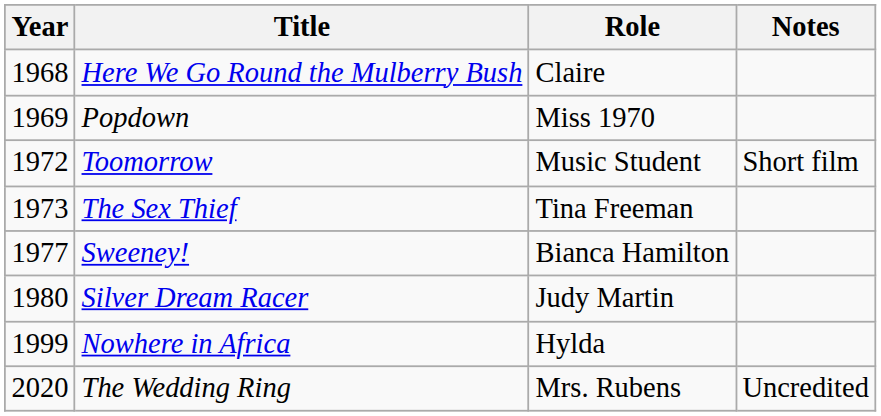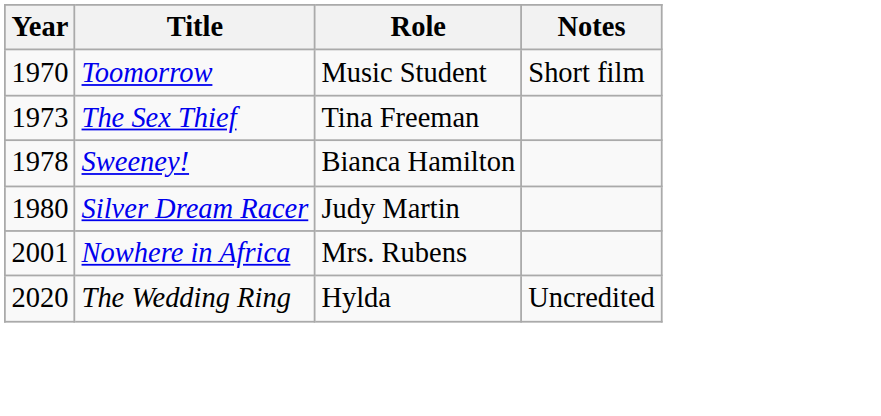- row: (302, 72)
- row: (135, 117)
(40, 162) 1972 -> (40, 72) 1970
(40, 252) 1977 -> (40, 162) 1978
(40, 343) 1999 -> (40, 252) 2001
(570, 343) Hylda -> (394, 252) Mrs. Rubens
(608, 388) Mrs. Rubens -> (356, 298) Hylda
